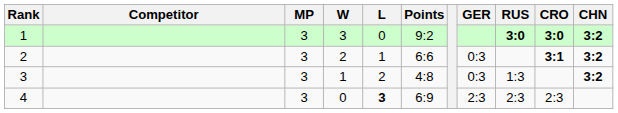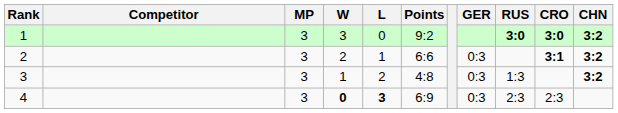(343, 98) normal -> (343, 98) bold
(477, 98) 2:3 -> (477, 98) 0:3
